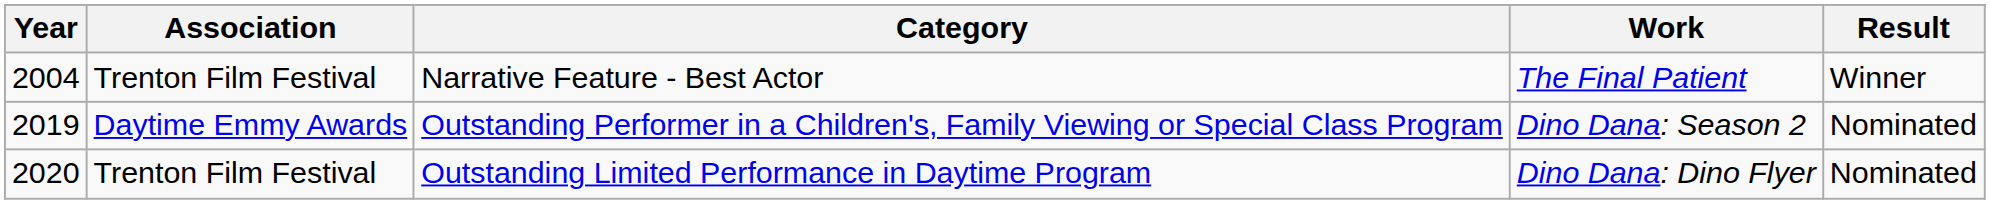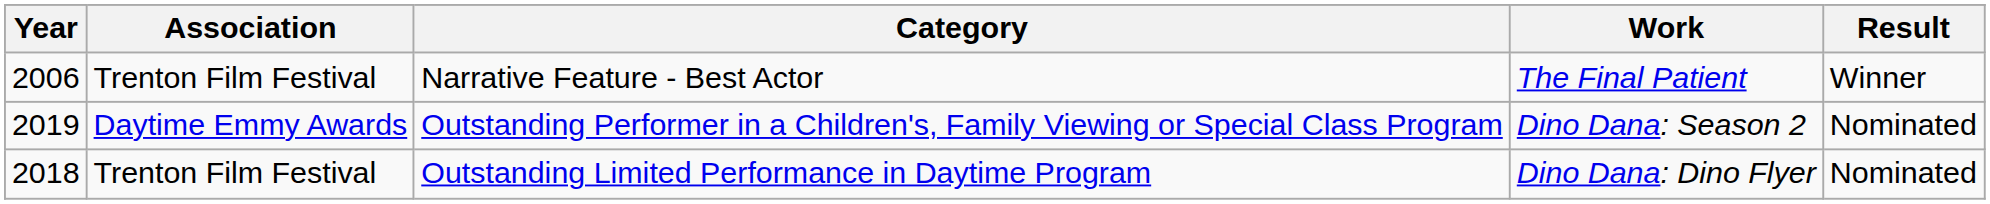(46, 76) 2004 -> (46, 76) 2006
(46, 173) 2020 -> (46, 173) 2018
